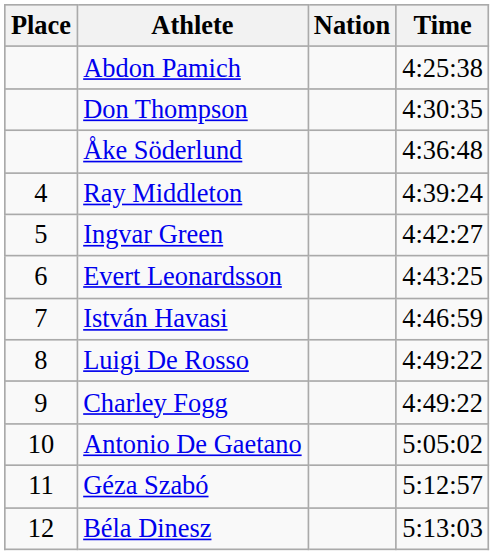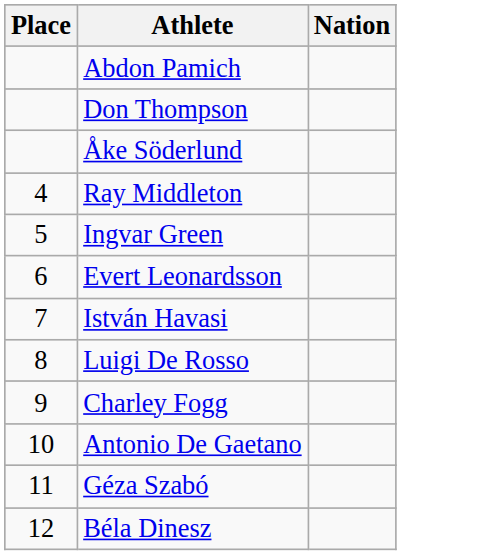- column: (443, 25)
